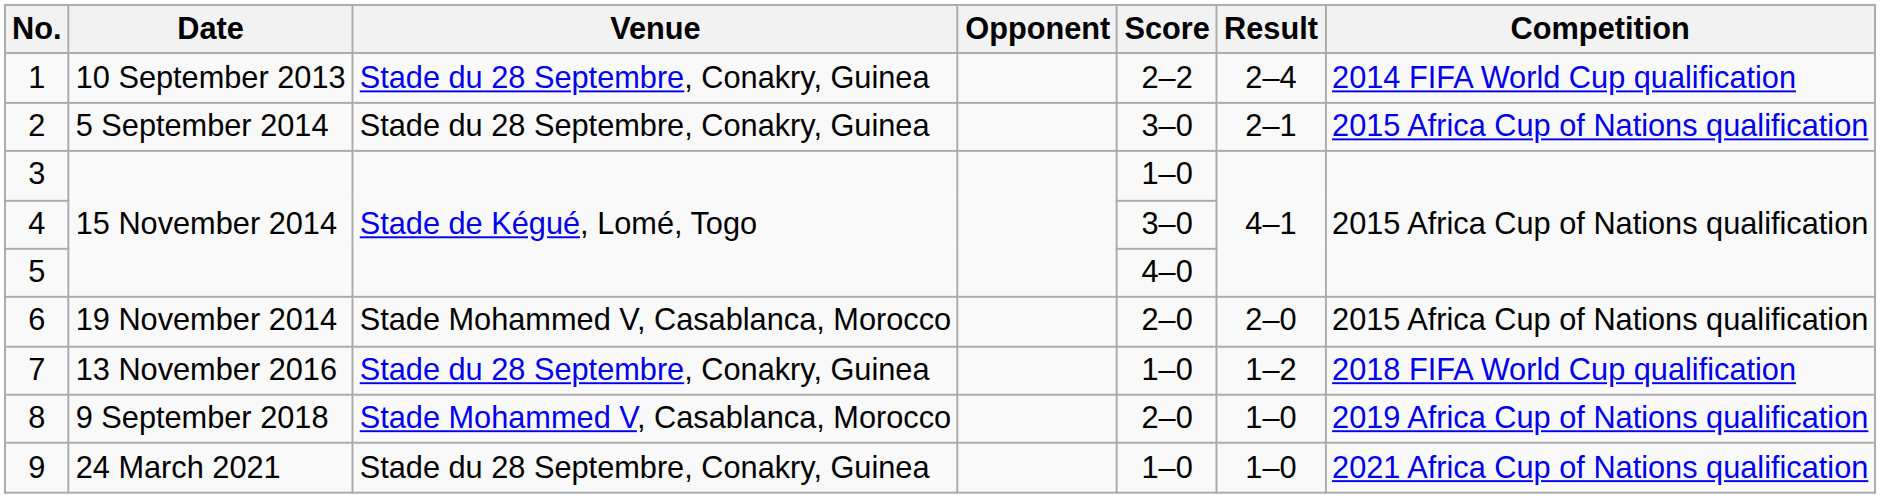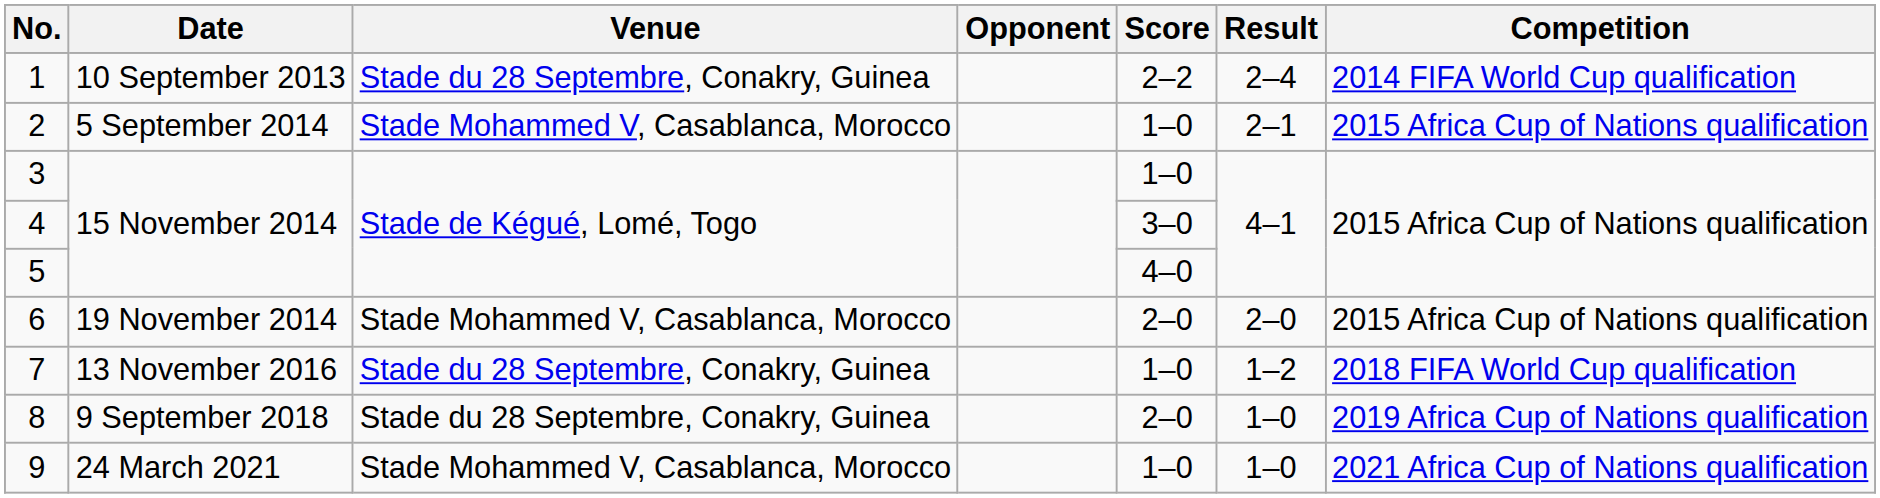(645, 126) Stade du 28 Septembre, Conakry, Guinea -> (655, 126) Stade Mohammed V, Casablanca, Morocco
(1167, 126) 3–0 -> (1167, 126) 1–0
(655, 418) Stade Mohammed V, Casablanca, Morocco -> (645, 418) Stade du 28 Septembre, Conakry, Guinea
(645, 467) Stade du 28 Septembre, Conakry, Guinea -> (655, 467) Stade Mohammed V, Casablanca, Morocco
